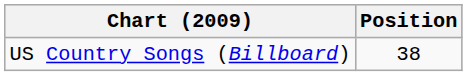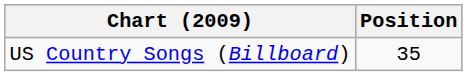(409, 54) 38 -> (409, 54) 35
